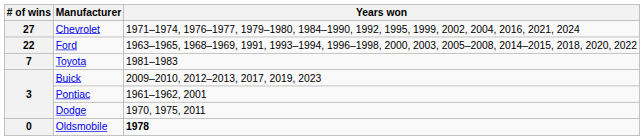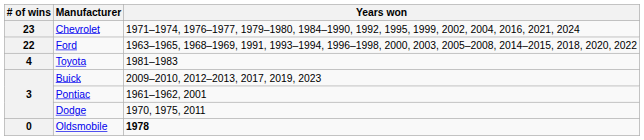(29, 29) 27 -> (29, 29) 23
(29, 62) 7 -> (29, 62) 4
